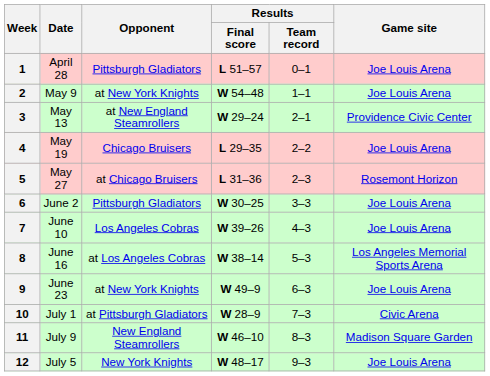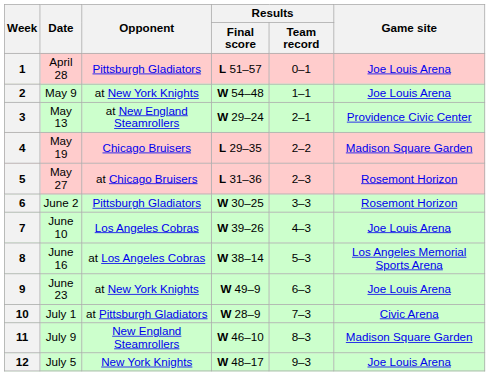(409, 148) Joe Louis Arena -> (409, 148) Madison Square Garden
(409, 203) Joe Louis Arena -> (409, 203) Rosemont Horizon
